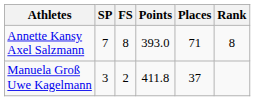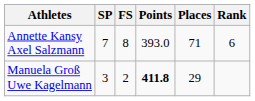(232, 43) 8 -> (232, 43) 6
(155, 78) normal -> (155, 78) bold
(195, 78) 37 -> (195, 78) 29
